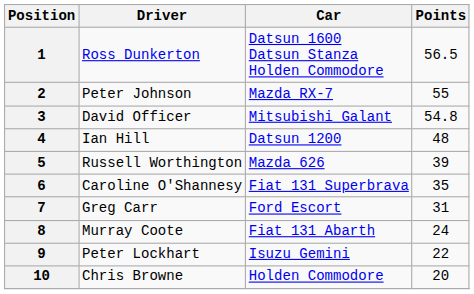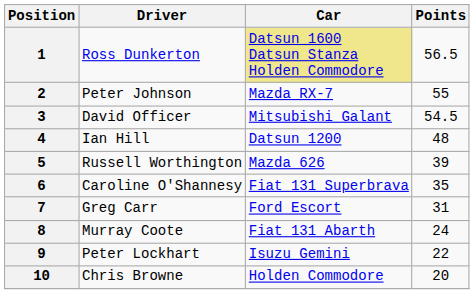(316, 55) no background -> (316, 55) khaki background
(441, 117) 54.8 -> (441, 117) 54.5
